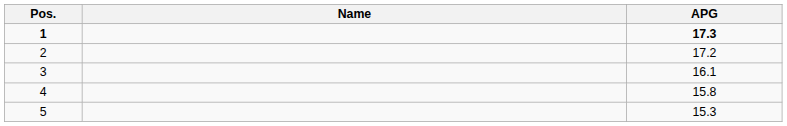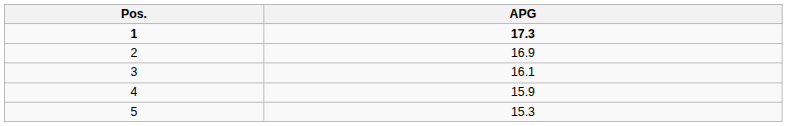- column: (354, 14)
(704, 53) 17.2 -> (523, 53) 16.9
(704, 92) 15.8 -> (523, 92) 15.9
